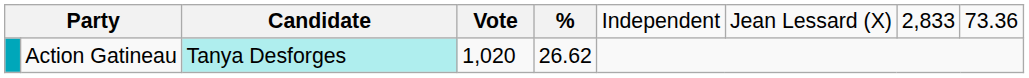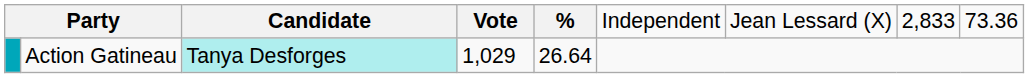(489, 55) 1,020 -> (489, 55) 1,029
(565, 55) 26.62 -> (565, 55) 26.64
